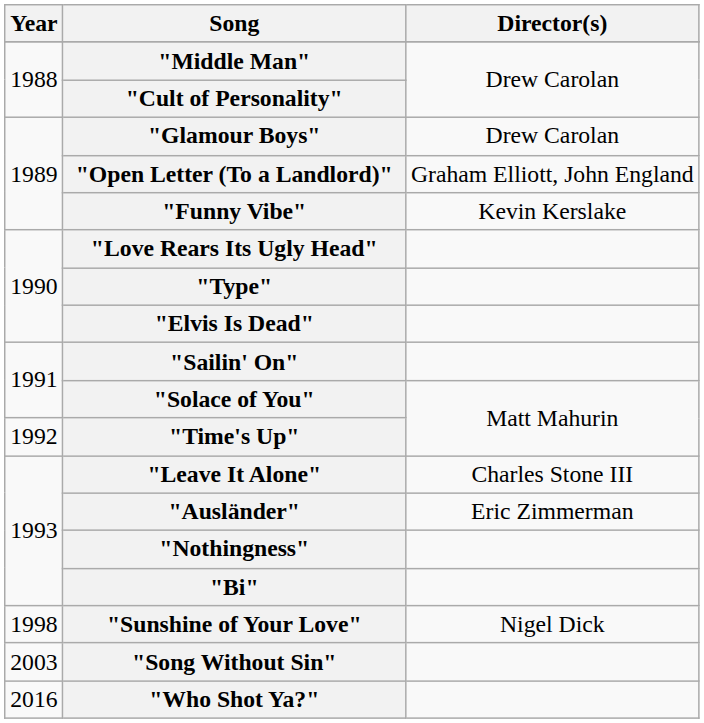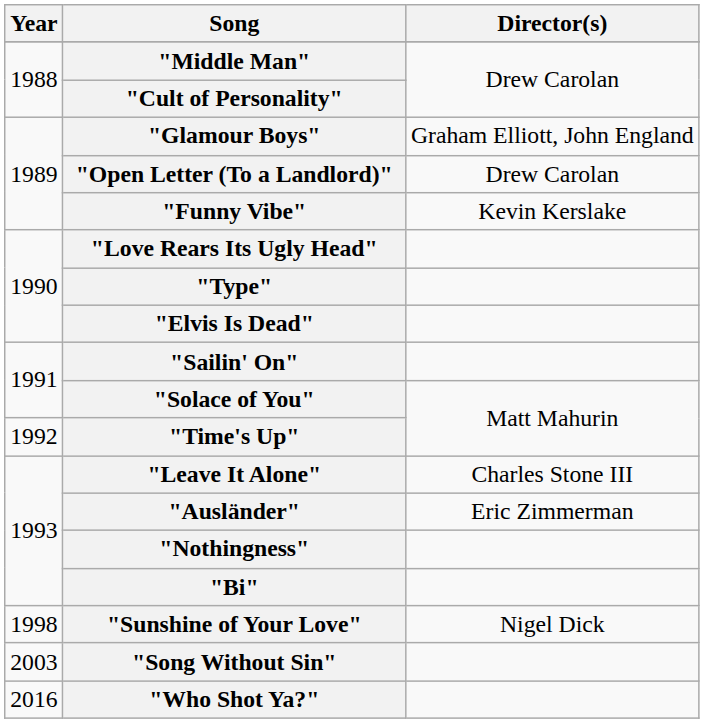(552, 135) Drew Carolan -> (552, 135) Graham Elliott, John England
(552, 173) Graham Elliott, John England -> (552, 173) Drew Carolan
